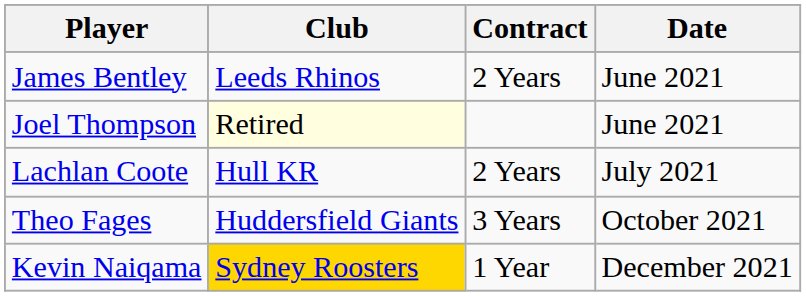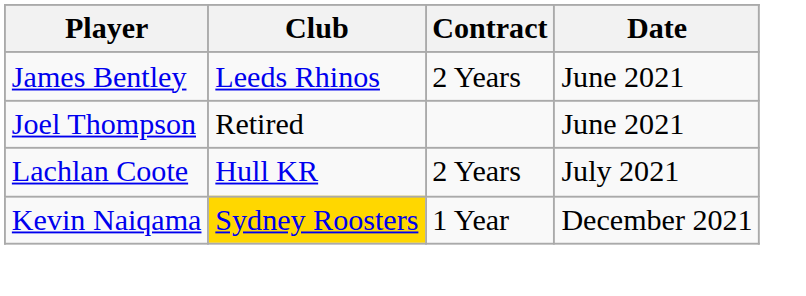(260, 123) lightyellow background -> (260, 123) no background
- row: (82, 219)
